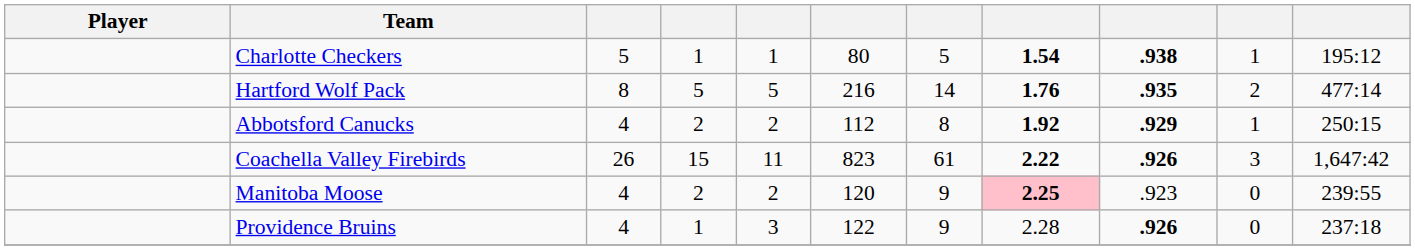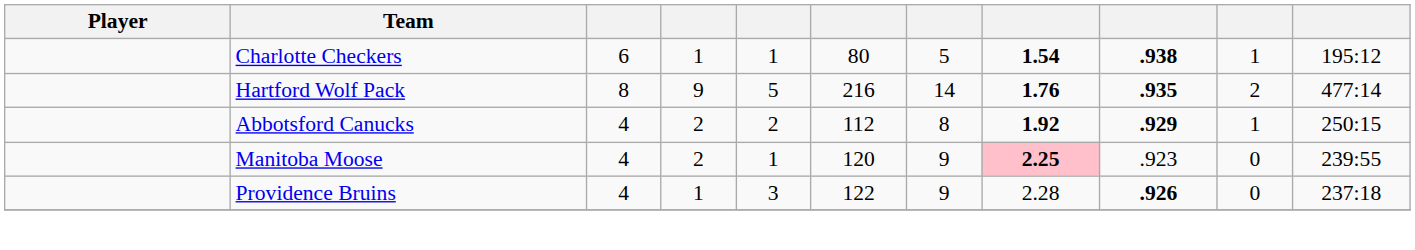(624, 55) 5 -> (624, 55) 6
(698, 90) 5 -> (698, 90) 9
- row: (351, 158)
(773, 192) 2 -> (773, 158) 1
